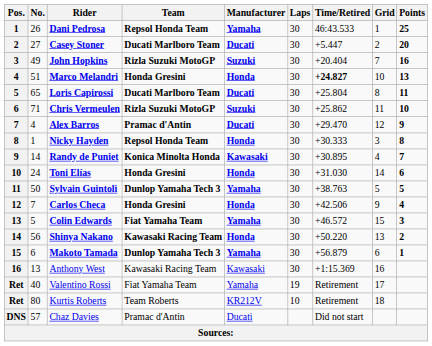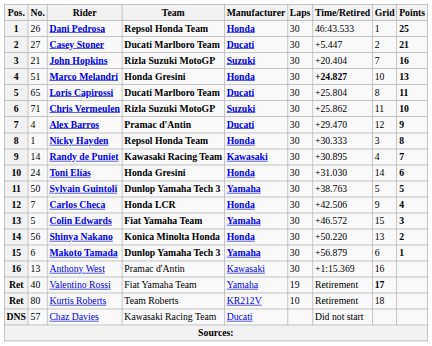(244, 28) Yamaha -> (241, 28) Honda
(404, 44) 20 -> (404, 44) 21
(35, 60) 49 -> (35, 60) 21
(172, 157) Konica Minolta Honda -> (173, 157) Kawasaki Racing Team
(155, 205) Honda Gresini -> (150, 205) Honda LCR
(173, 237) Kawasaki Racing Team -> (172, 237) Konica Minolta Honda
(170, 269) Kawasaki Racing Team -> (155, 269) Pramac d'Antin
(380, 285) normal -> (380, 285) bold
(155, 317) Pramac d'Antin -> (170, 317) Kawasaki Racing Team
